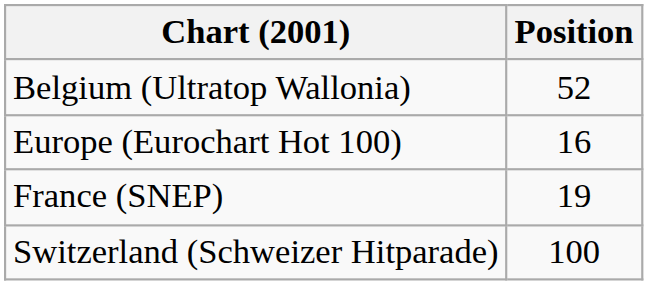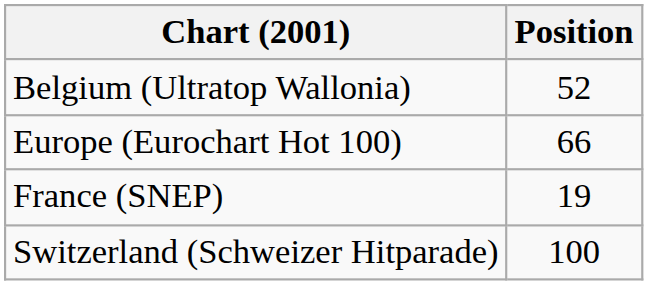(574, 141) 16 -> (574, 141) 66
